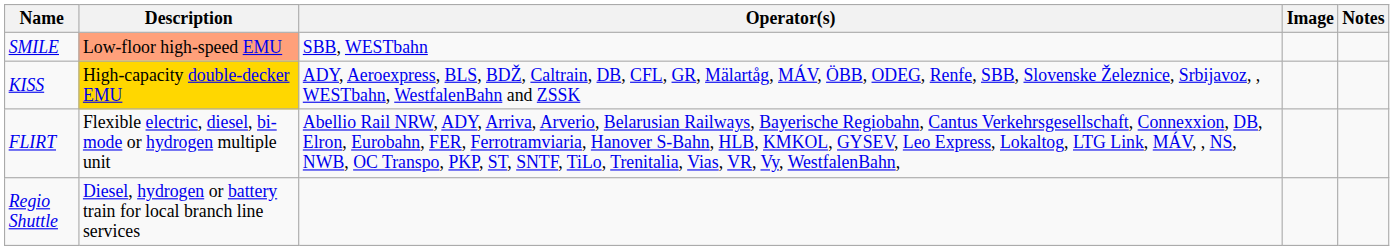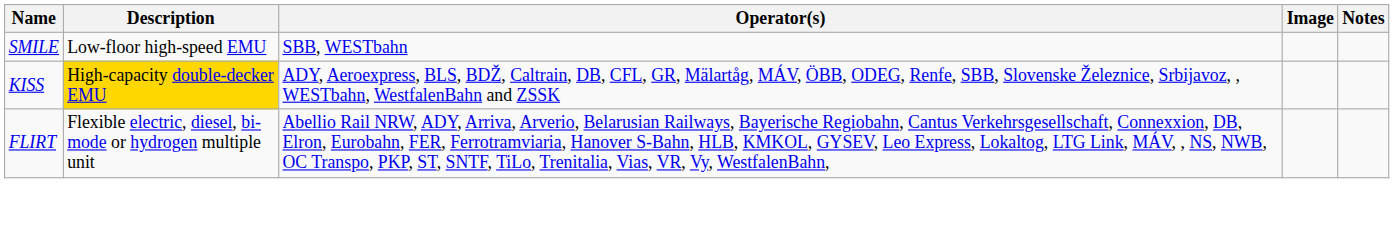(183, 46) lightsalmon background -> (167, 46) no background
- row: (33, 211)
